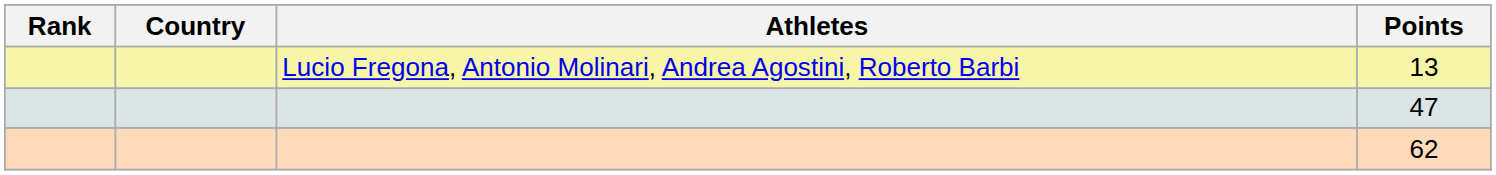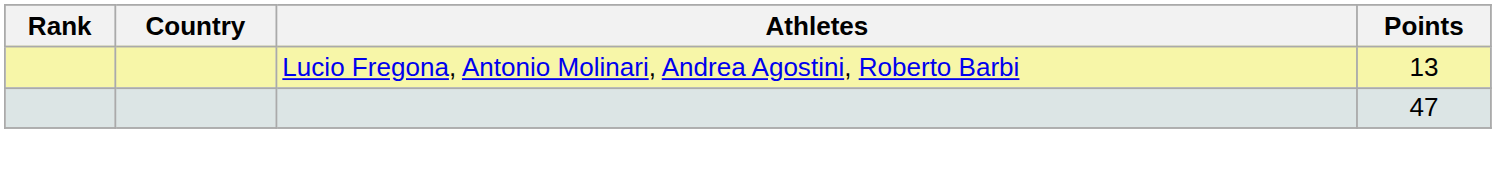- row: (1424, 149)
